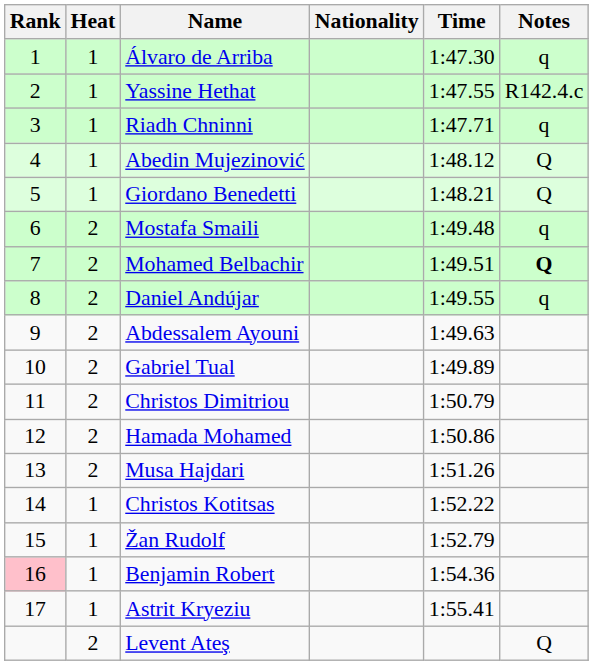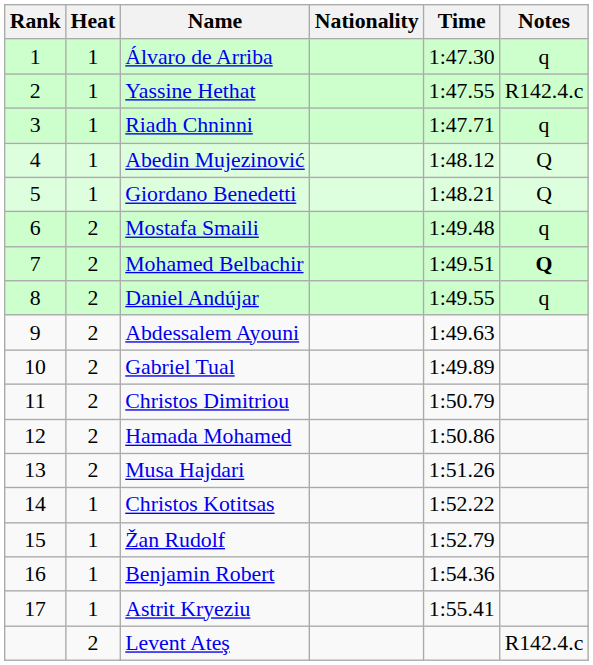(35, 573) pink background -> (35, 573) no background
(544, 642) Q -> (544, 642) R142.4.c
